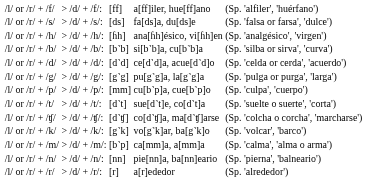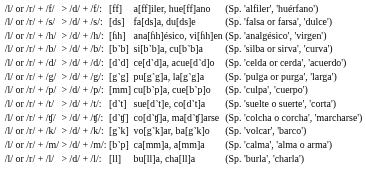- row: (31, 158)
+ row: (29, 158)
- row: (30, 172)
